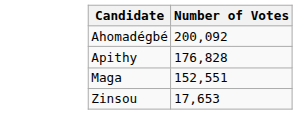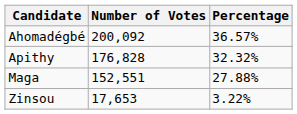+ column: (251, 16)
